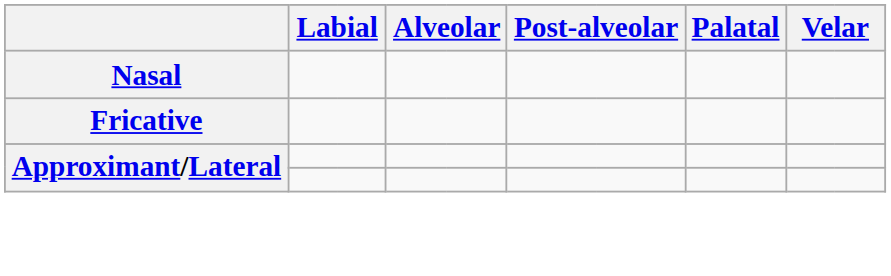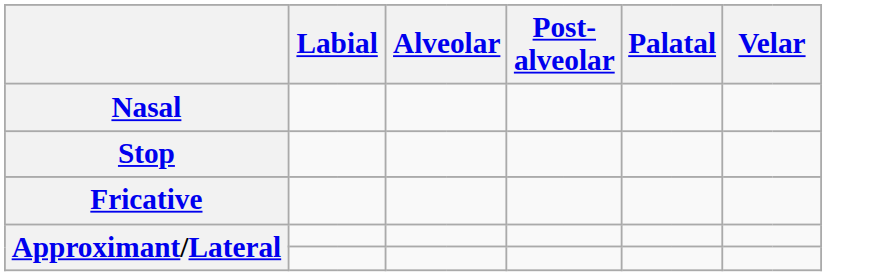+ row: (146, 153)
